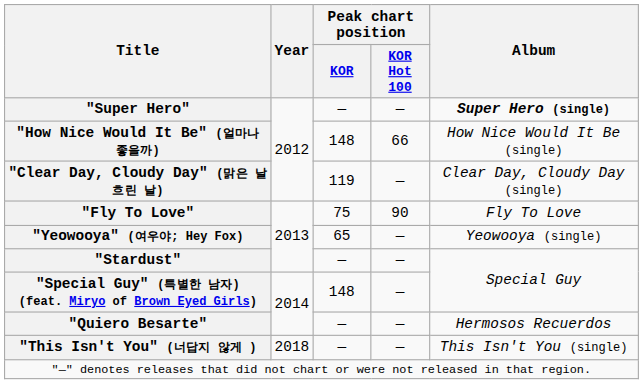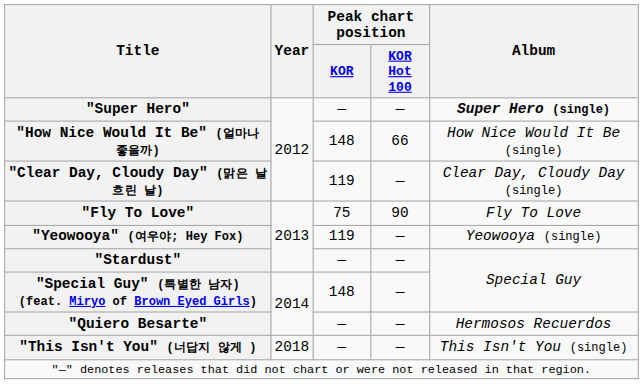(342, 237) 65 -> (342, 237) 119
